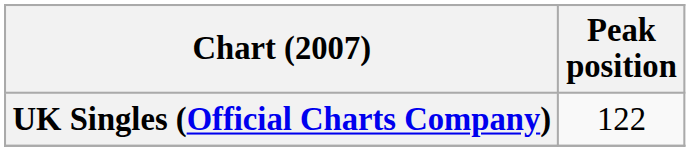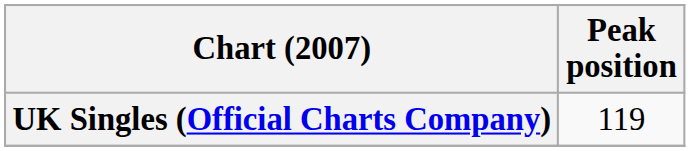(621, 118) 122 -> (621, 118) 119
